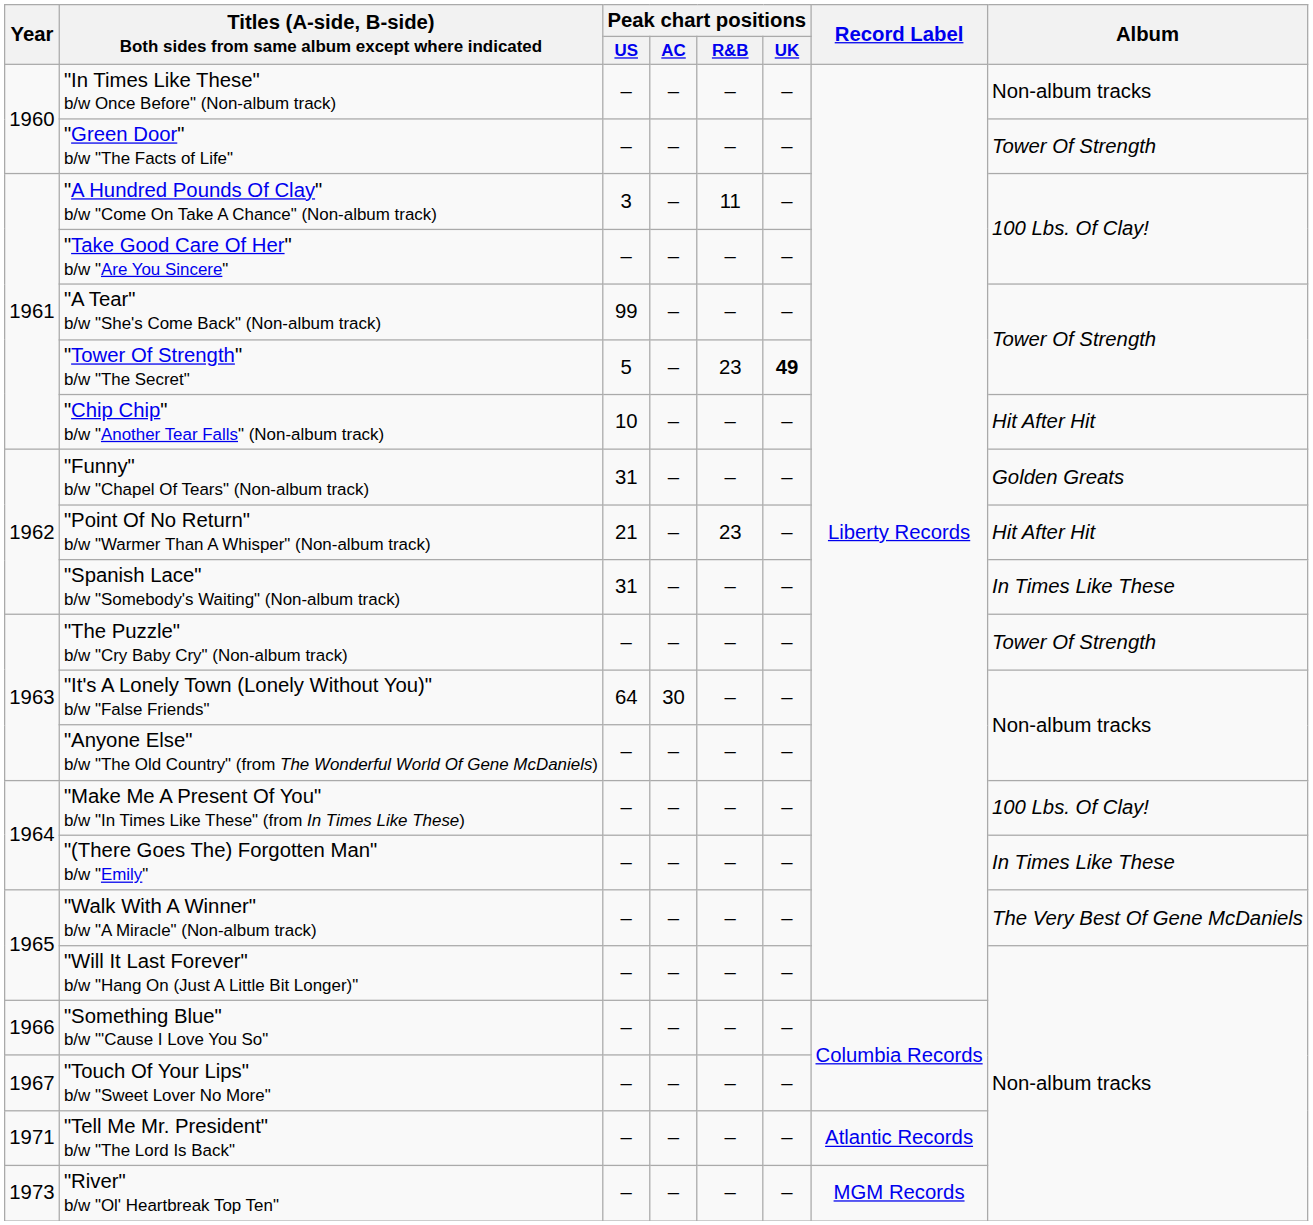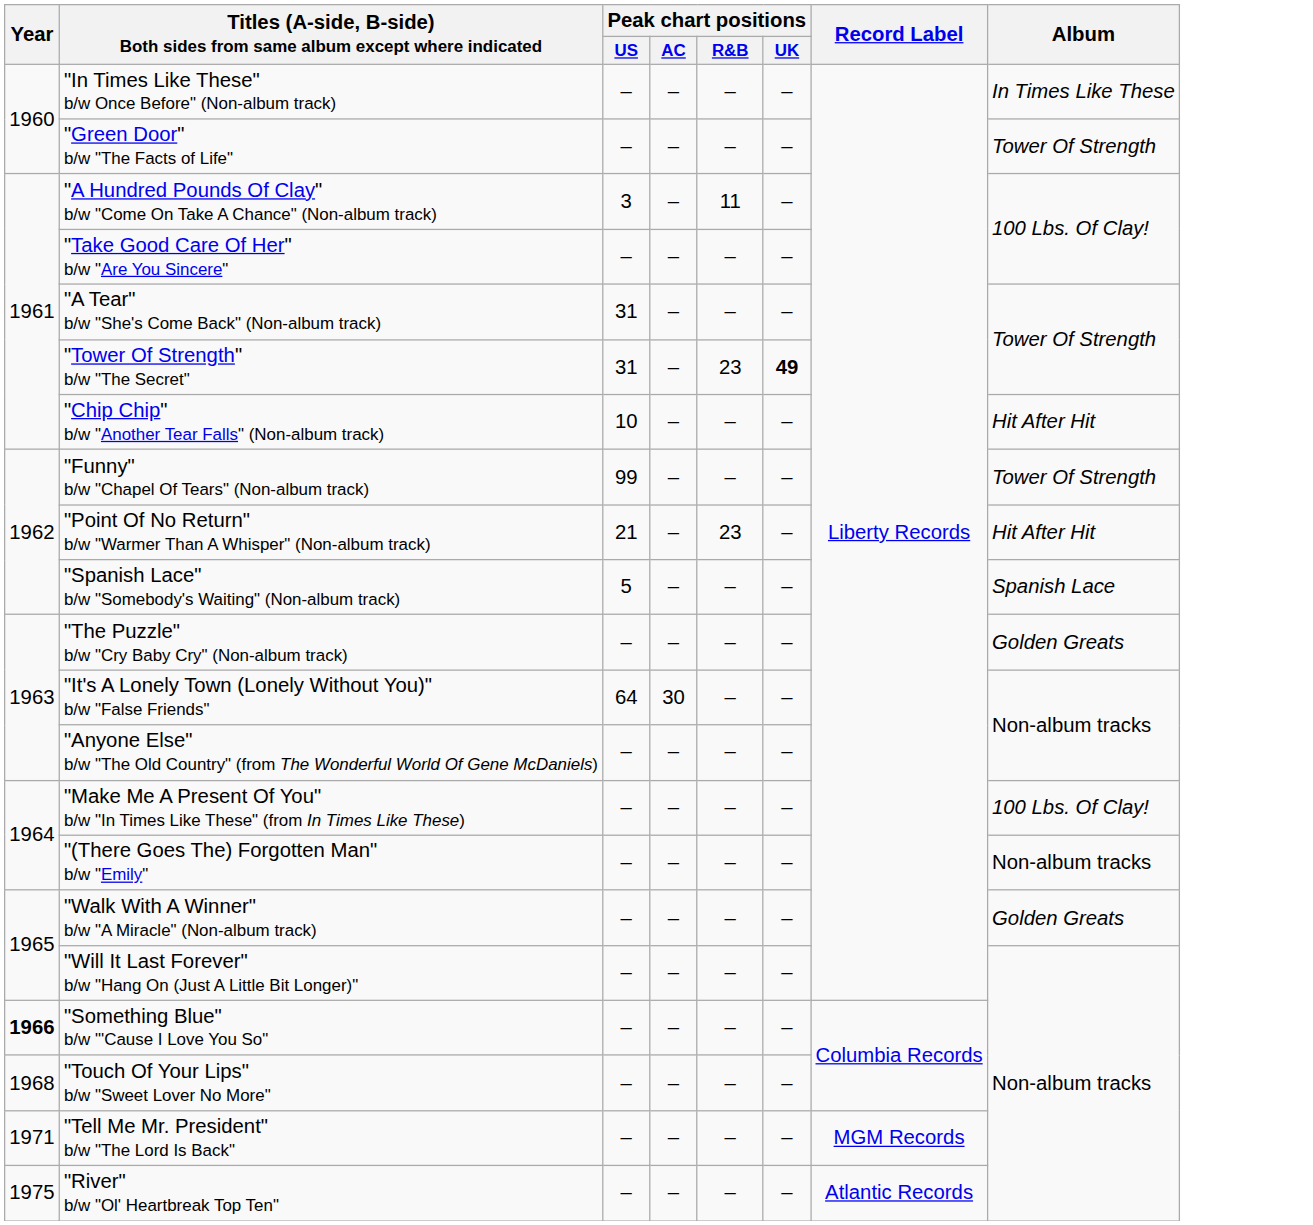(1072, 91) Non-album tracks -> (1083, 91) In Times Like These
(626, 311) 99 -> (626, 311) 31
(626, 366) 5 -> (626, 366) 31
(626, 476) 31 -> (626, 476) 99
(1058, 476) Golden Greats -> (1074, 476) Tower Of Strength
(626, 587) 31 -> (626, 587) 5
(1083, 587) In Times Like These -> (1054, 587) Spanish Lace
(1074, 642) Tower Of Strength -> (1058, 642) Golden Greats
(1083, 862) In Times Like These -> (1072, 862) Non-album tracks
(1147, 917) The Very Best Of Gene McDaniels -> (1058, 917) Golden Greats
(32, 1027) normal -> (32, 1027) bold
(32, 1082) 1967 -> (32, 1082) 1968
(899, 1137) Atlantic Records -> (899, 1137) MGM Records
(32, 1193) 1973 -> (32, 1193) 1975
(899, 1193) MGM Records -> (899, 1193) Atlantic Records
